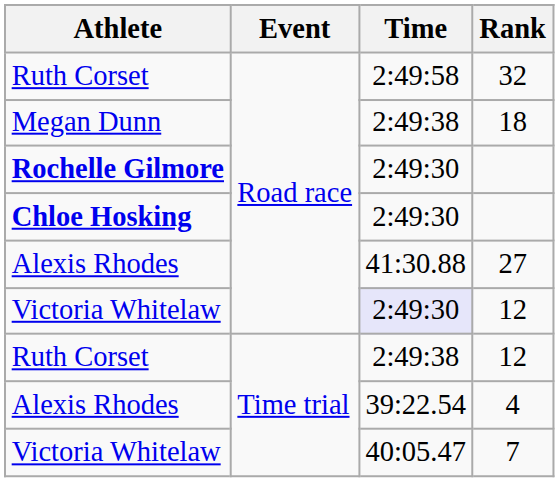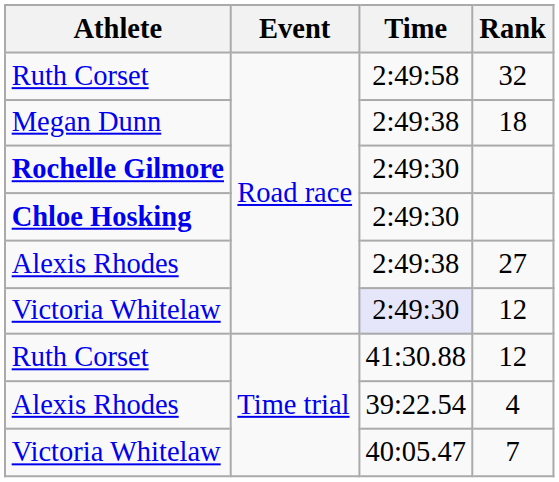(416, 263) 41:30.88 -> (416, 263) 2:49:38
(416, 357) 2:49:38 -> (416, 357) 41:30.88
